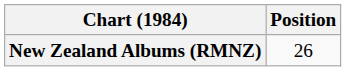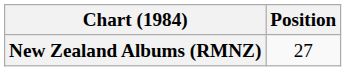(303, 50) 26 -> (303, 50) 27
